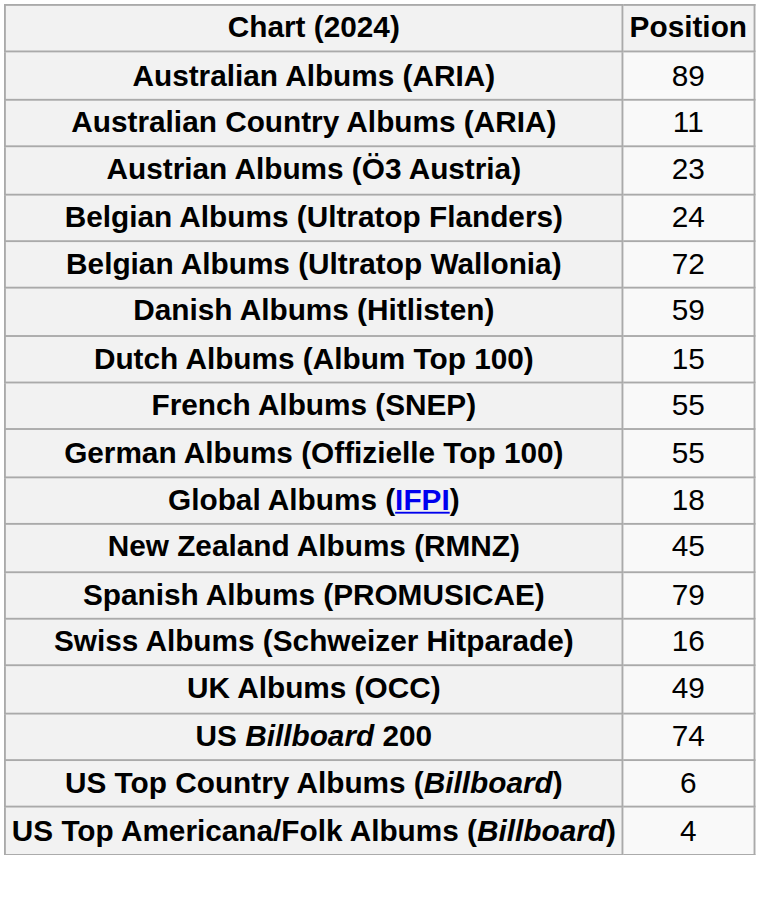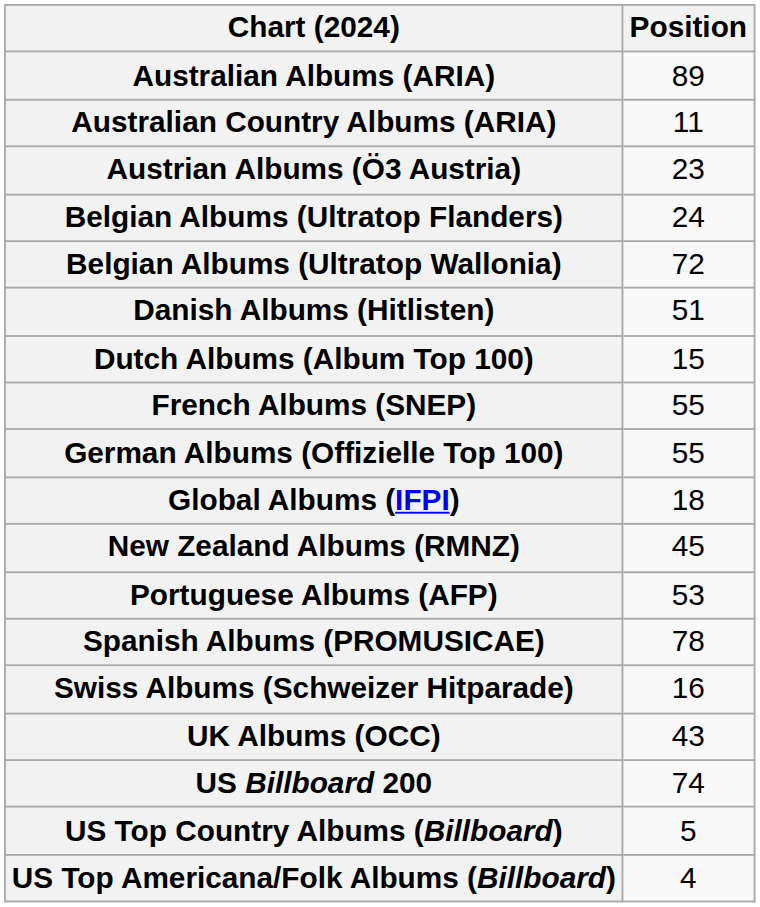(688, 311) 59 -> (688, 311) 51
+ row: (314, 594)
(688, 594) 79 -> (688, 641) 78
(688, 688) 49 -> (688, 736) 43
(688, 783) 6 -> (688, 830) 5
